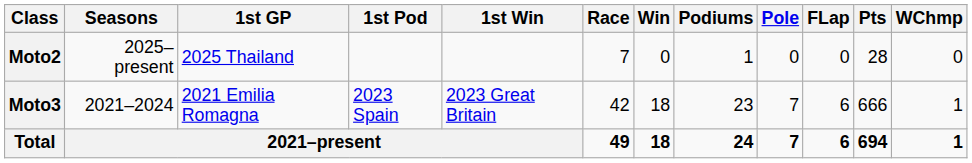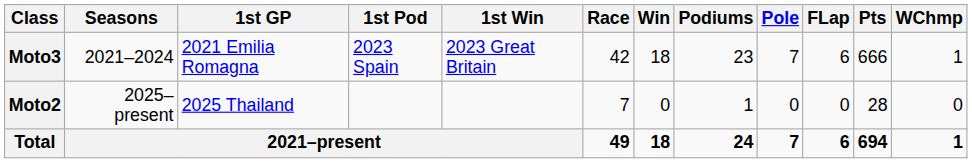rows swapped: (35, 104) <-> (35, 56)
